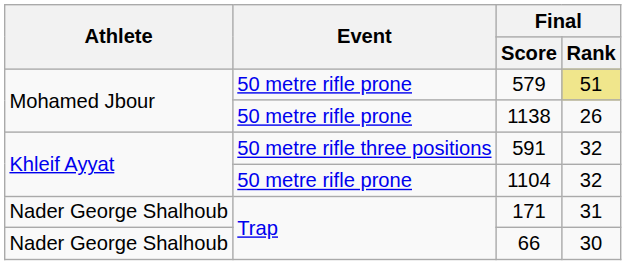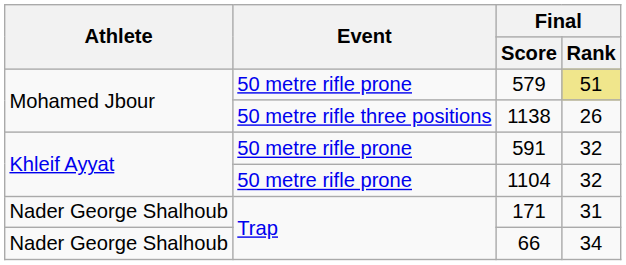(325, 117) 50 metre rifle prone -> (364, 117) 50 metre rifle three positions
(364, 148) 50 metre rifle three positions -> (325, 148) 50 metre rifle prone
(591, 244) 30 -> (591, 244) 34
